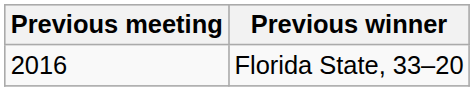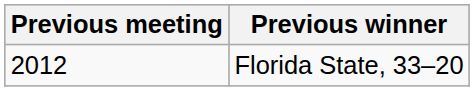(39, 65) 2016 -> (39, 65) 2012
